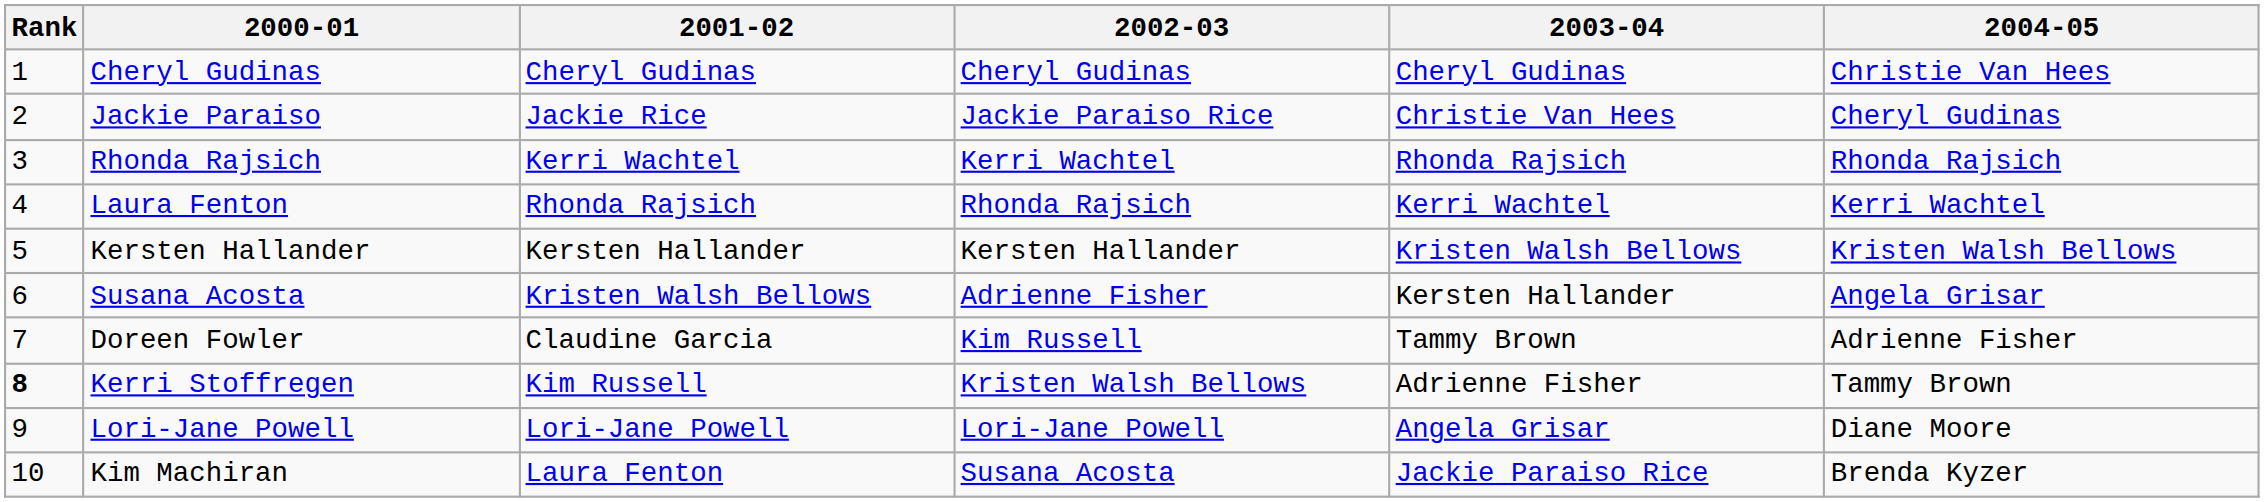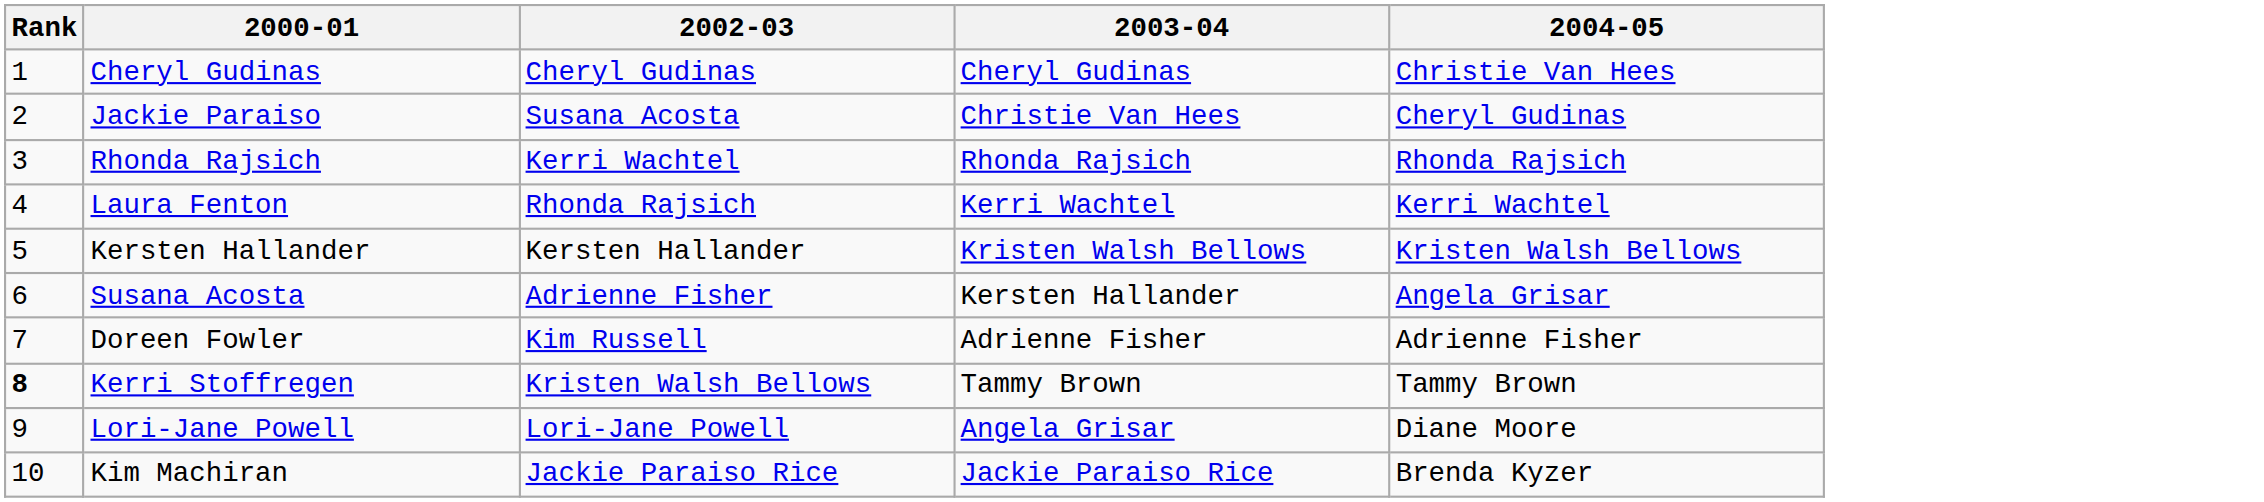- column: (737, 27)
(1117, 117) Jackie Paraiso Rice -> (633, 117) Susana Acosta
(1486, 340) Tammy Brown -> (1084, 340) Adrienne Fisher
(1519, 385) Adrienne Fisher -> (1051, 385) Tammy Brown
(1068, 474) Susana Acosta -> (682, 474) Jackie Paraiso Rice
